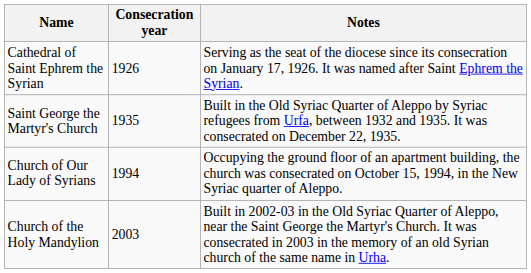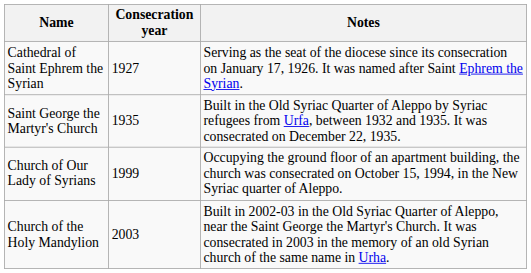(125, 68) 1926 -> (125, 68) 1927
(125, 173) 1994 -> (125, 173) 1999
